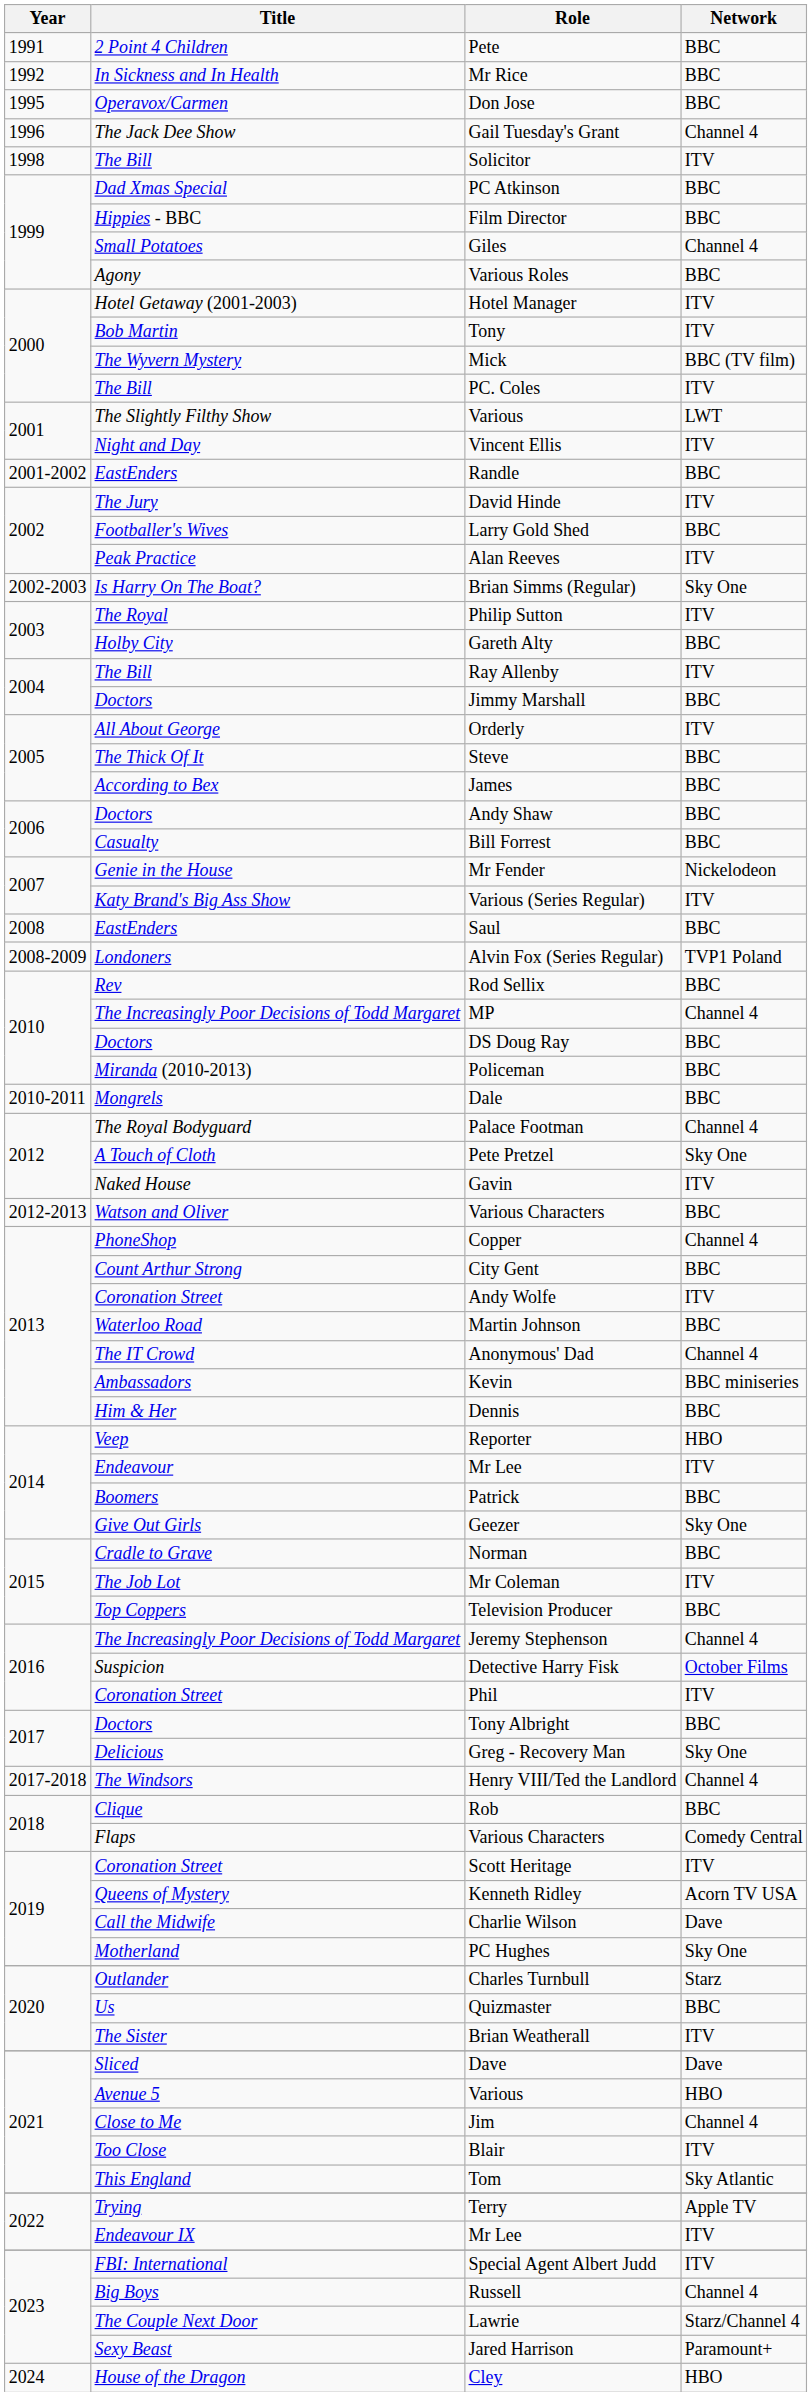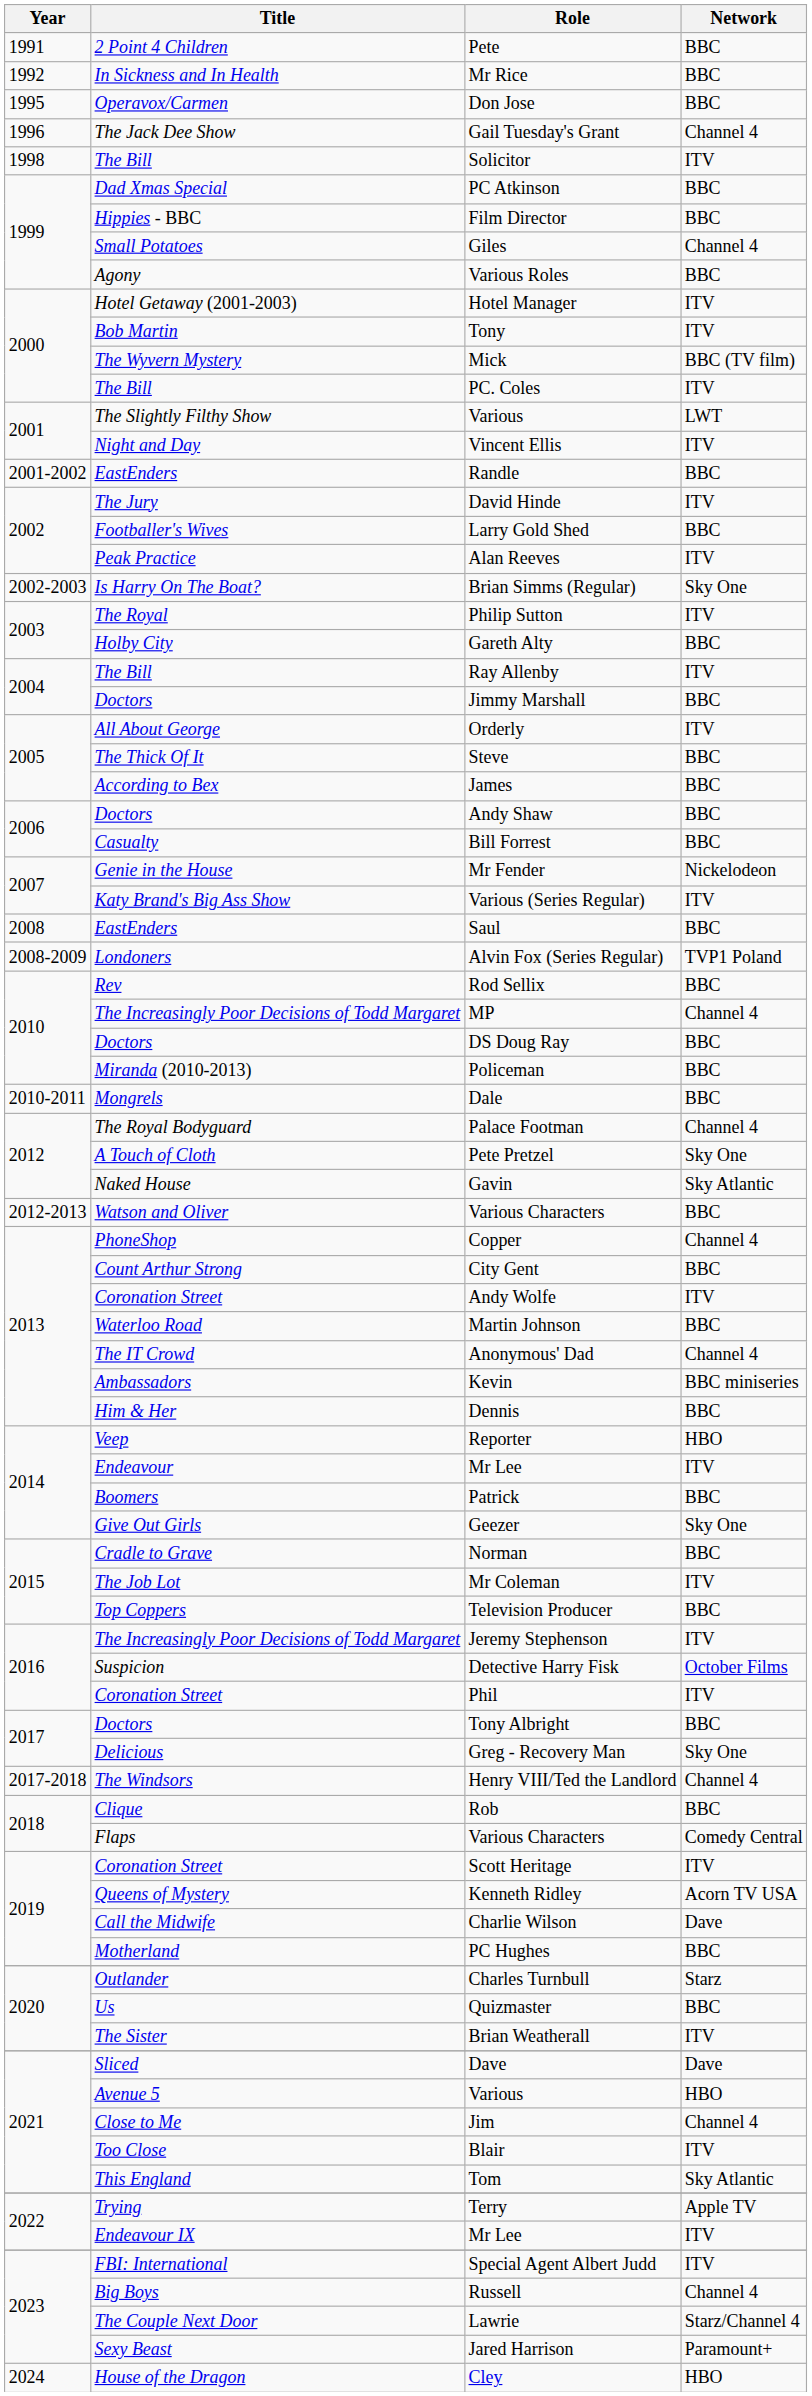(700, 1183) ITV -> (729, 1183) Sky Atlantic
(721, 1638) Channel 4 -> (700, 1638) ITV
(716, 1951) Sky One -> (703, 1951) BBC
